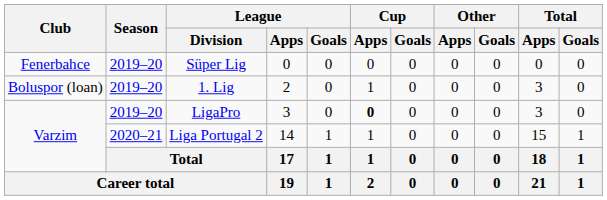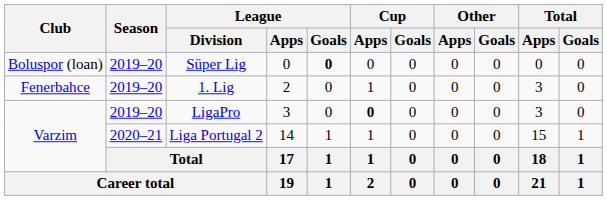(55, 64) Fenerbahce -> (55, 64) Boluspor (loan)
(329, 64) normal -> (329, 64) bold
(55, 87) Boluspor (loan) -> (55, 87) Fenerbahce
